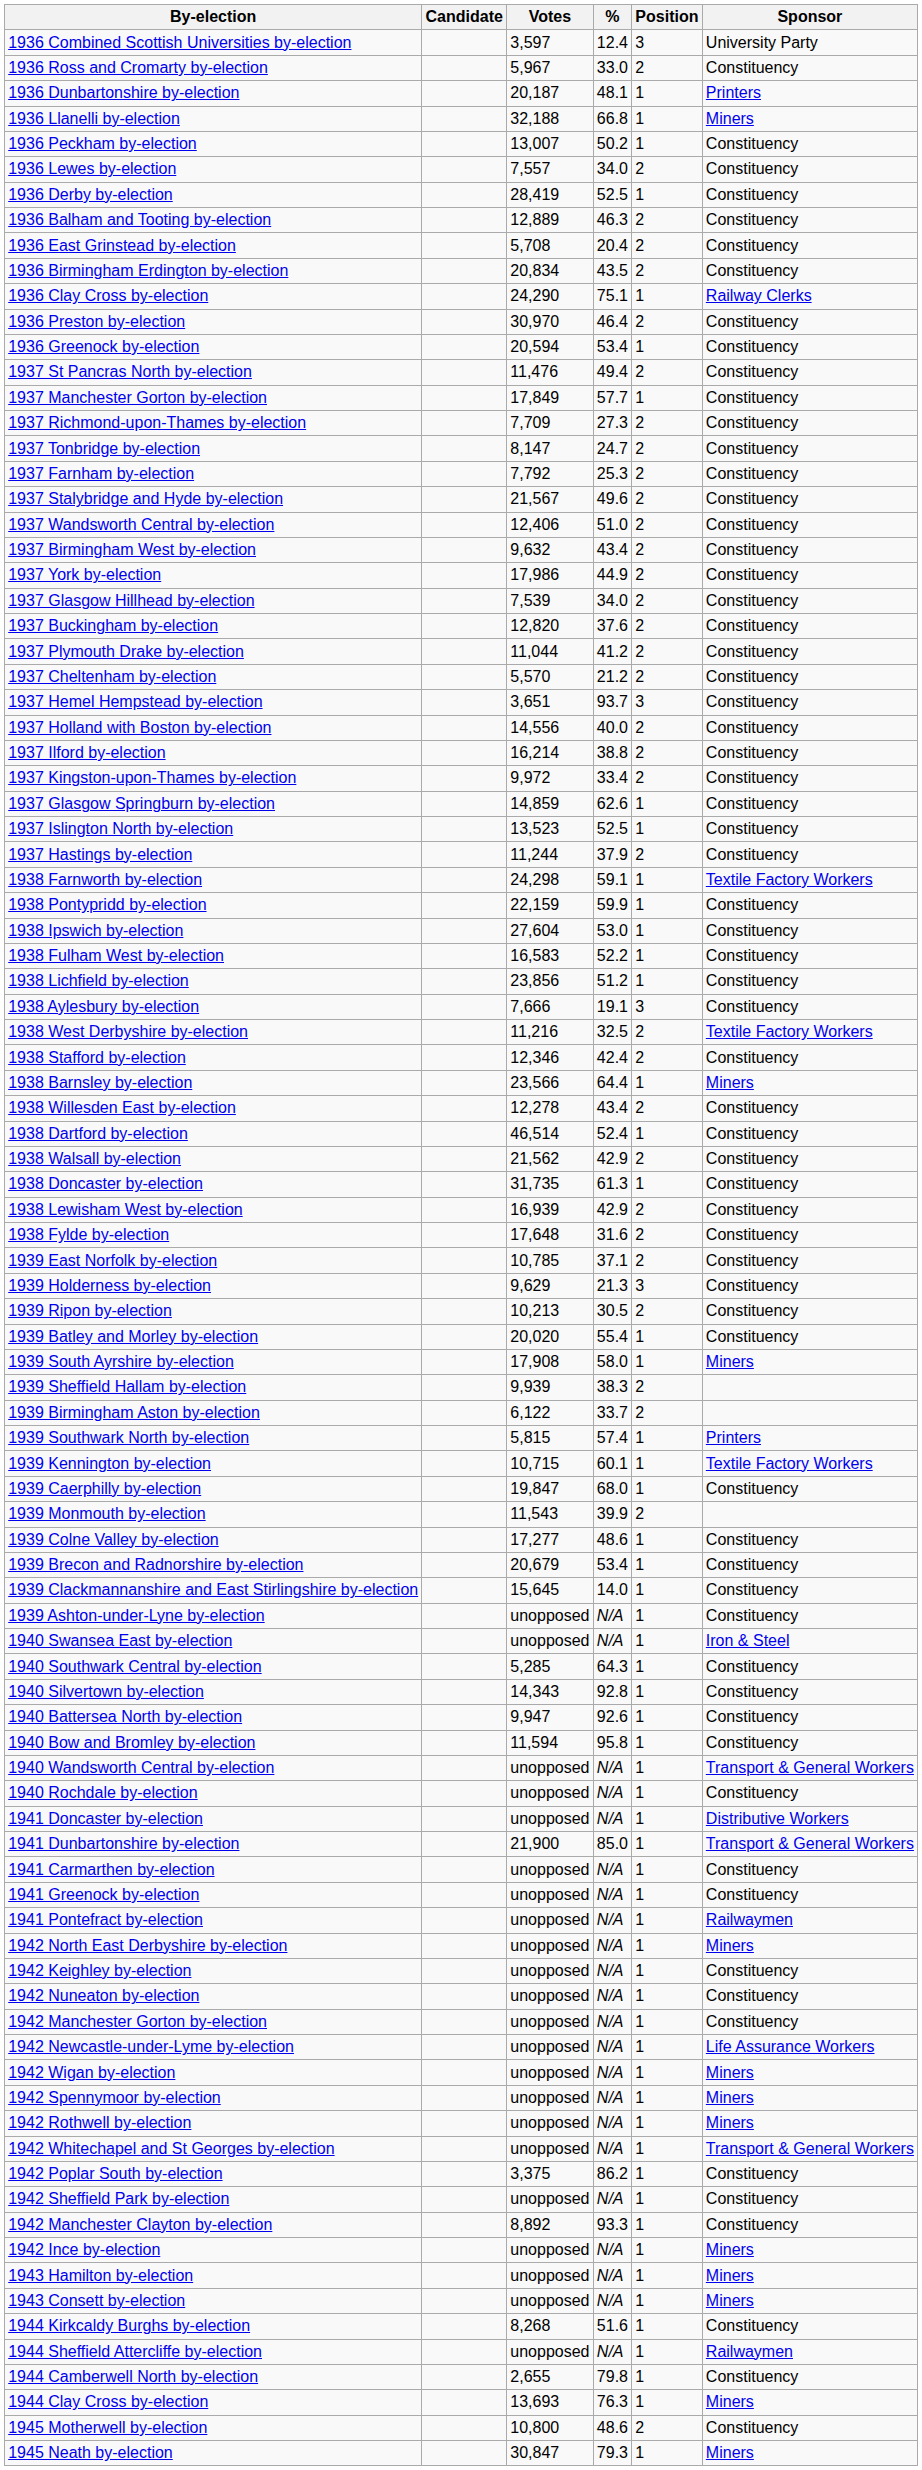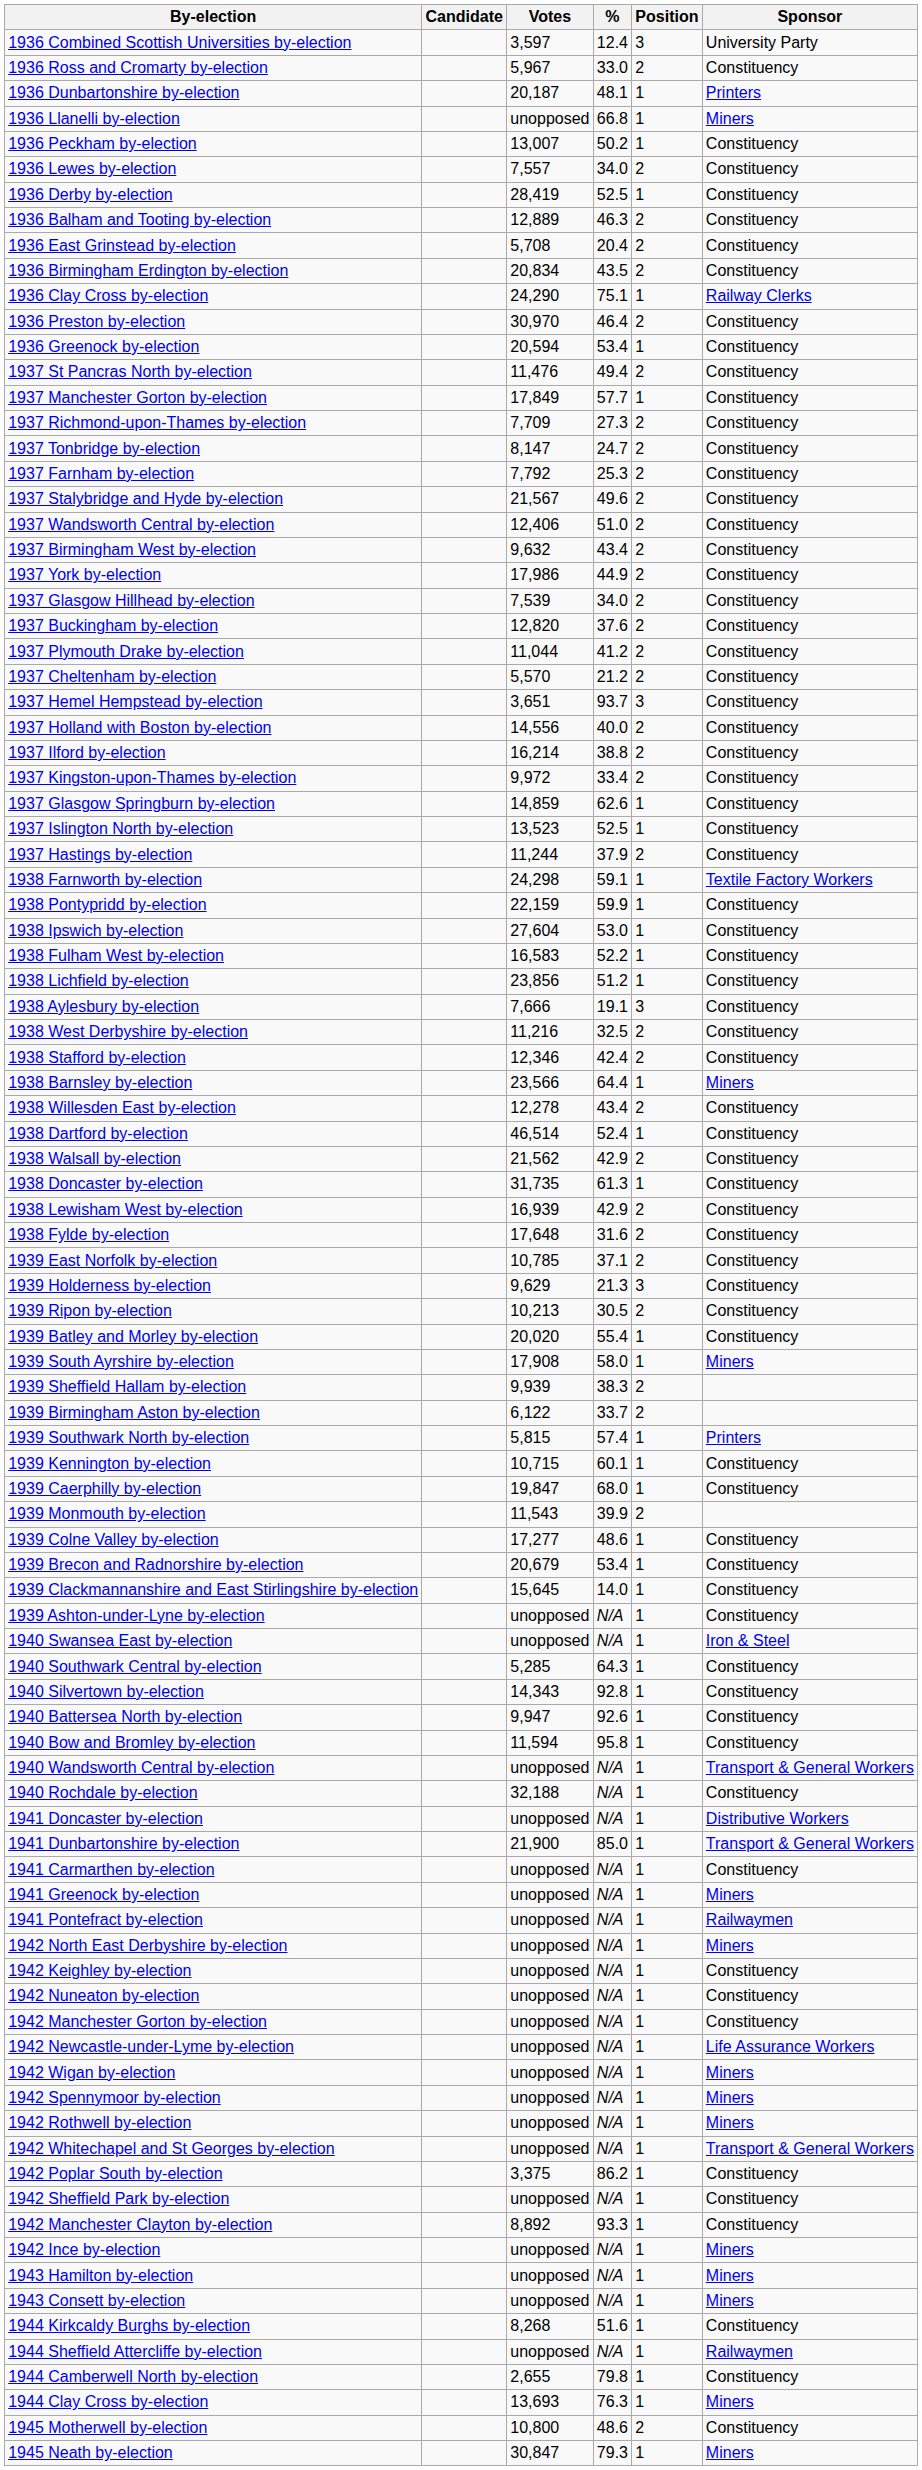(535, 118) 32,188 -> (550, 118) unopposed
(789, 1032) Textile Factory Workers -> (752, 1032) Constituency
(789, 1463) Textile Factory Workers -> (752, 1463) Constituency
(550, 1793) unopposed -> (535, 1793) 32,188
(752, 1894) Constituency -> (730, 1894) Miners
